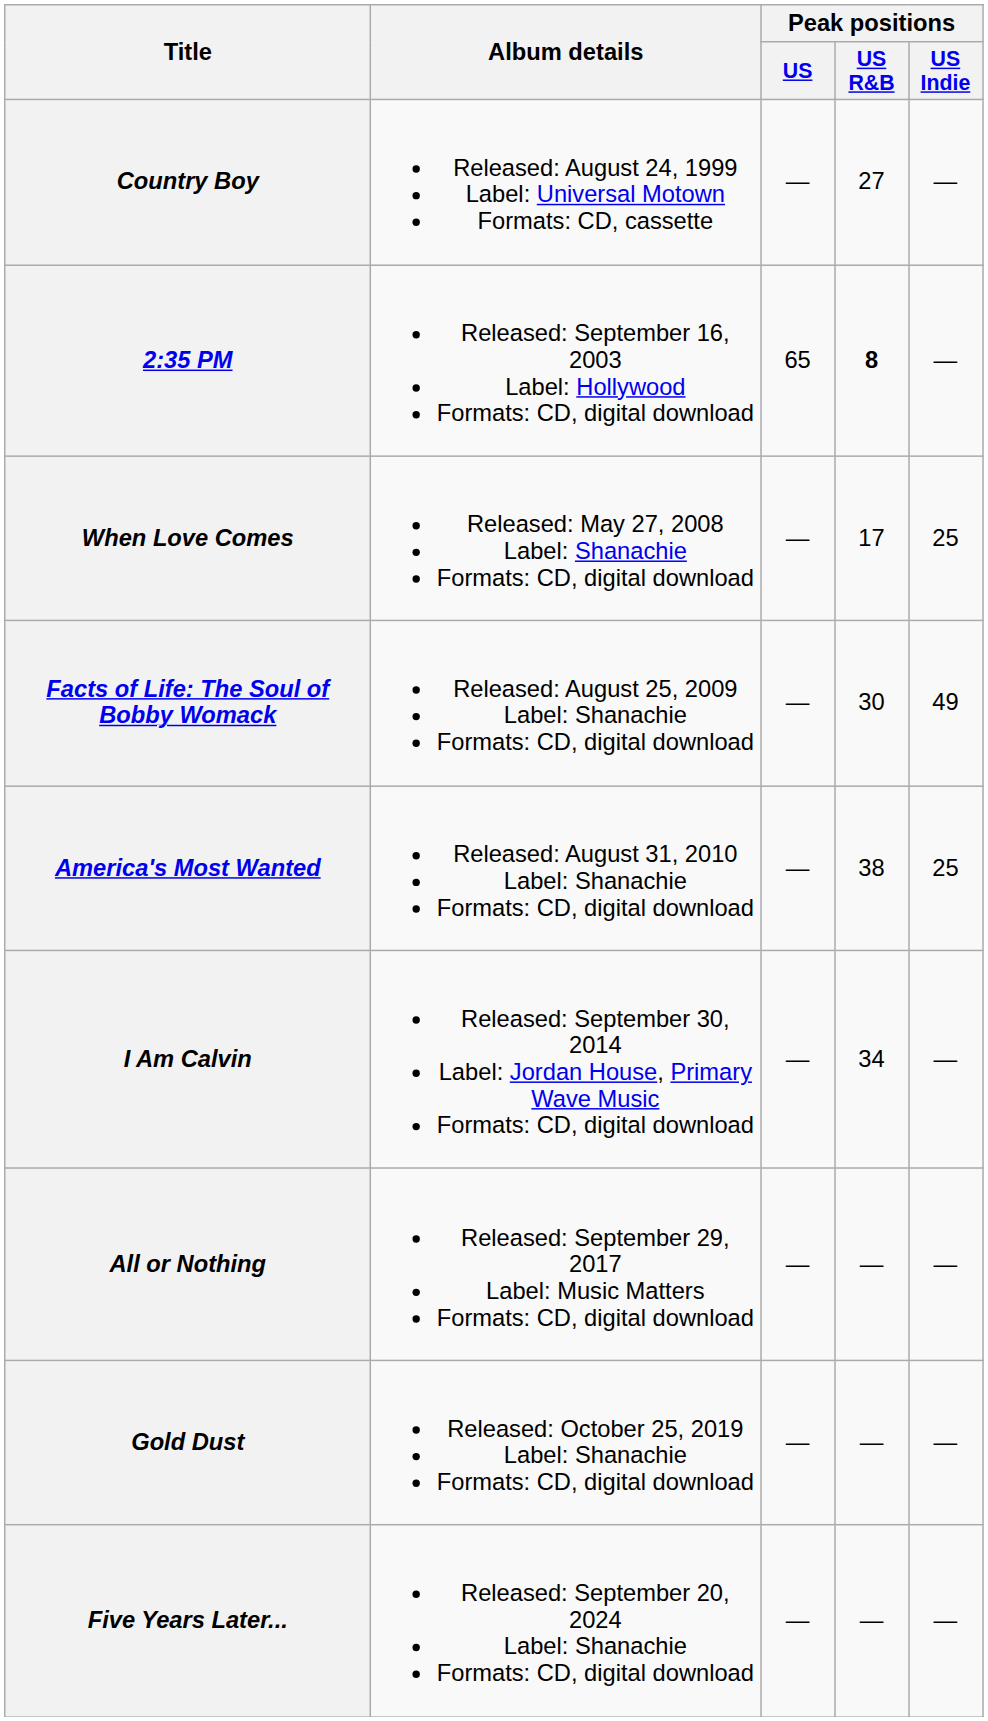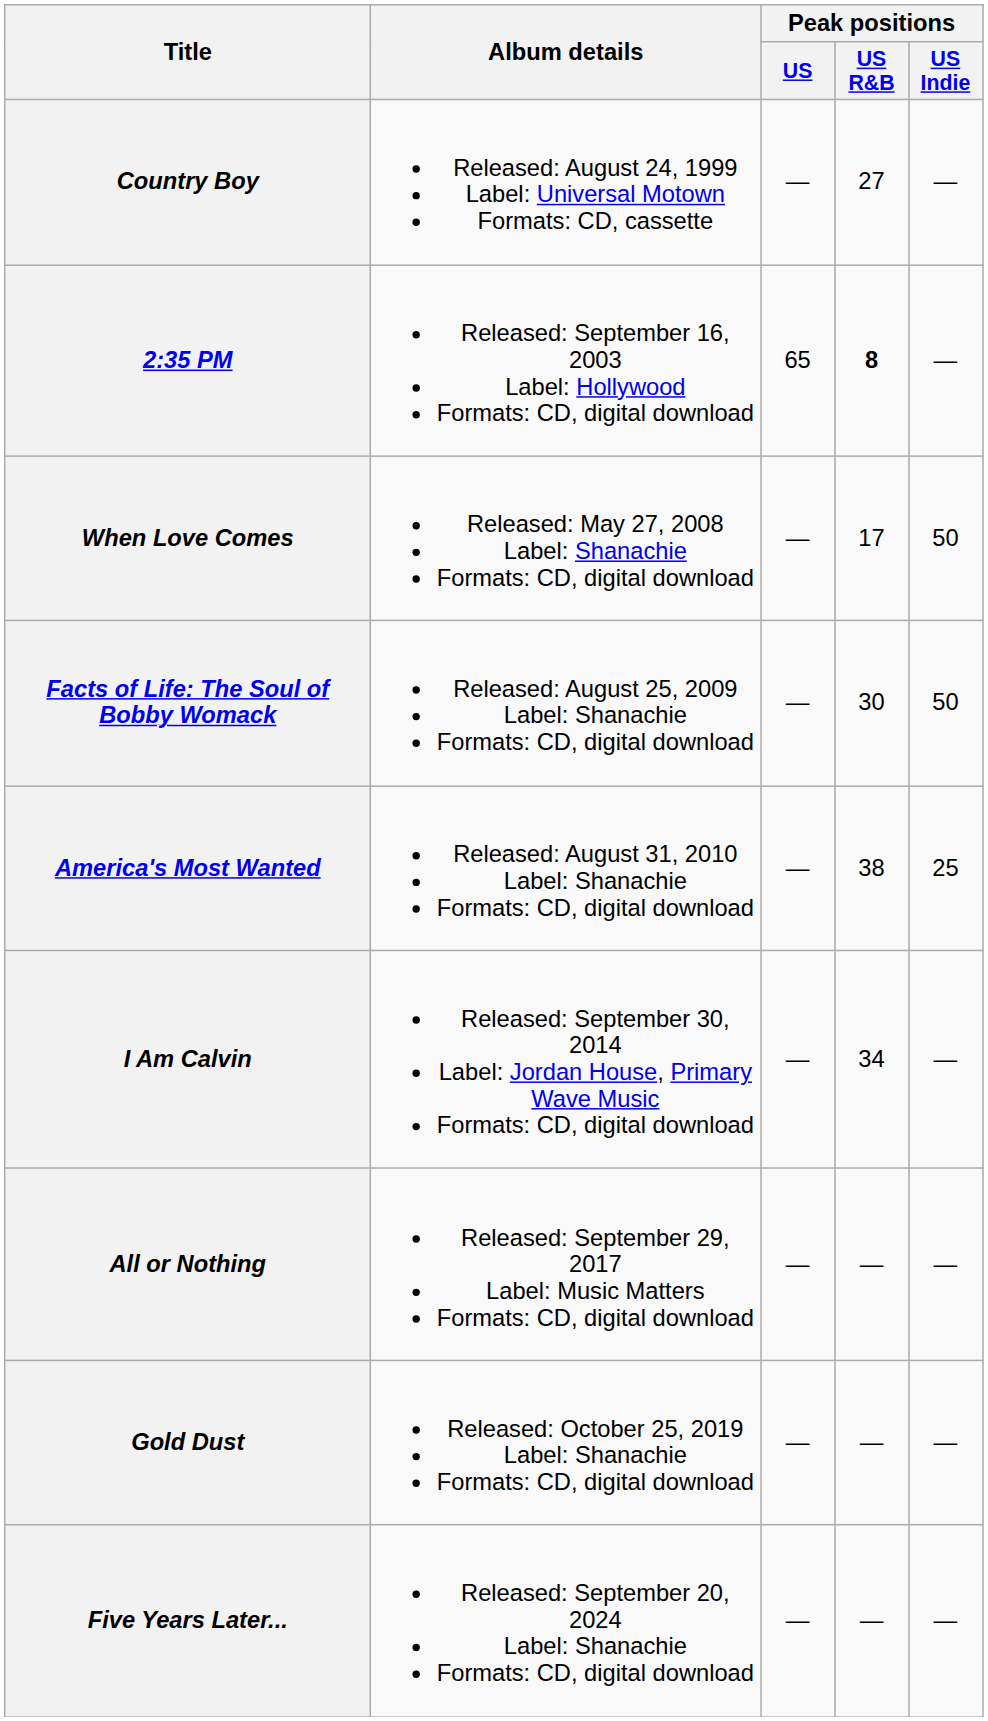(945, 538) 25 -> (945, 538) 50
(945, 702) 49 -> (945, 702) 50
